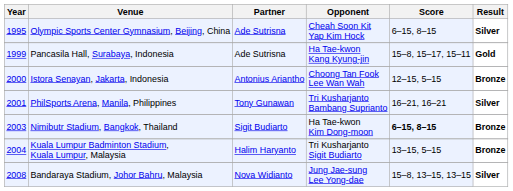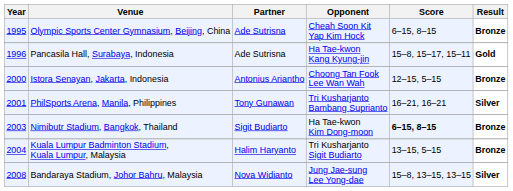(487, 31) Silver -> (490, 31) Bronze
(16, 55) 1999 -> (16, 55) 1996
